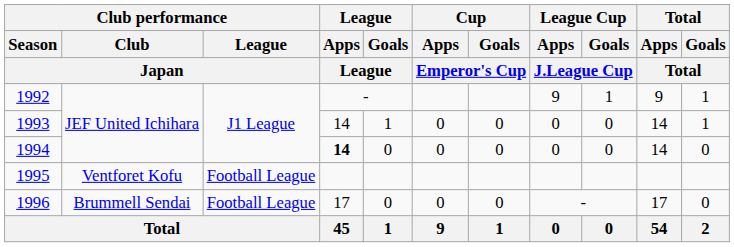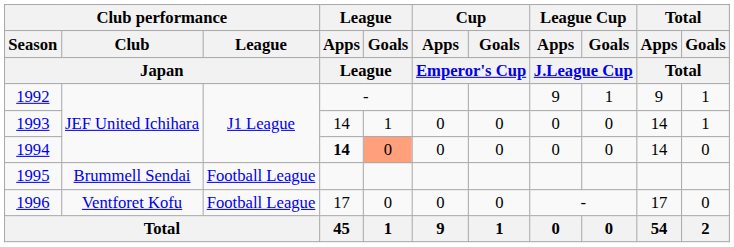(388, 149) no background -> (388, 149) lightsalmon background
(132, 176) Ventforet Kofu -> (132, 176) Brummell Sendai
(132, 202) Brummell Sendai -> (132, 202) Ventforet Kofu
